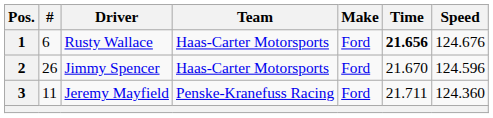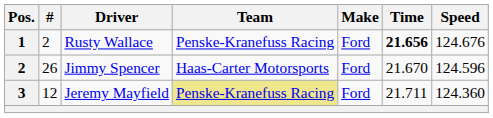(46, 42) 6 -> (46, 42) 2
(252, 42) Haas-Carter Motorsports -> (255, 42) Penske-Kranefuss Racing
(49, 93) 11 -> (50, 93) 12
(255, 93) no background -> (255, 93) khaki background
